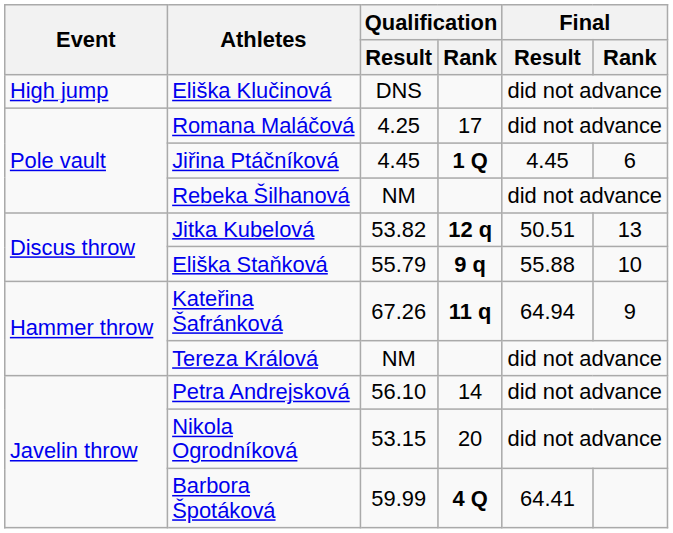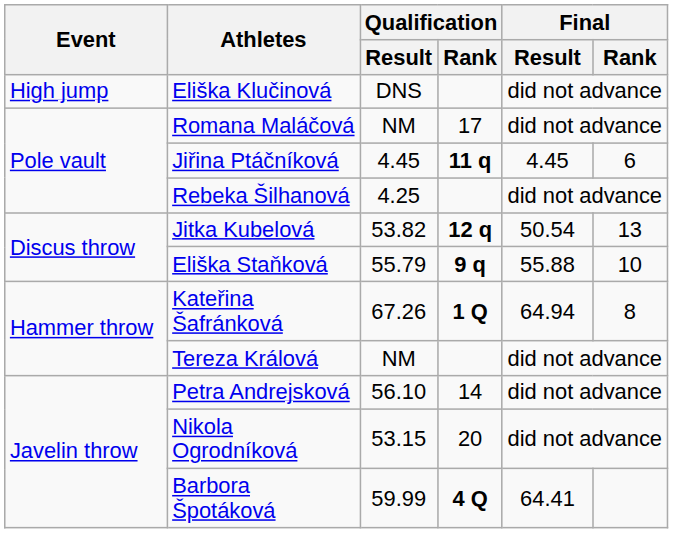(399, 126) 4.25 -> (399, 126) NM
(470, 161) 1 Q -> (470, 161) 11 q
(399, 195) NM -> (399, 195) 4.25
(547, 230) 50.51 -> (547, 230) 50.54
(470, 311) 11 q -> (470, 311) 1 Q
(630, 311) 9 -> (630, 311) 8
